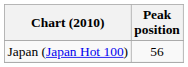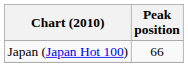(157, 51) 56 -> (157, 51) 66
